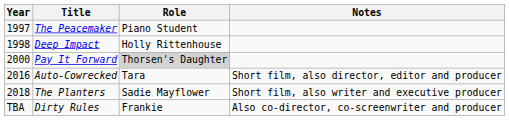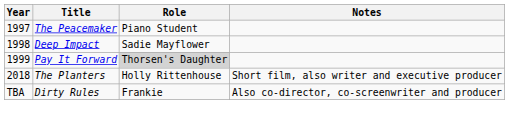(172, 44) Holly Rittenhouse -> (166, 44) Sadie Mayflower
(18, 60) 2000 -> (18, 60) 1999
- row: (76, 76)
(166, 92) Sadie Mayflower -> (172, 76) Holly Rittenhouse
